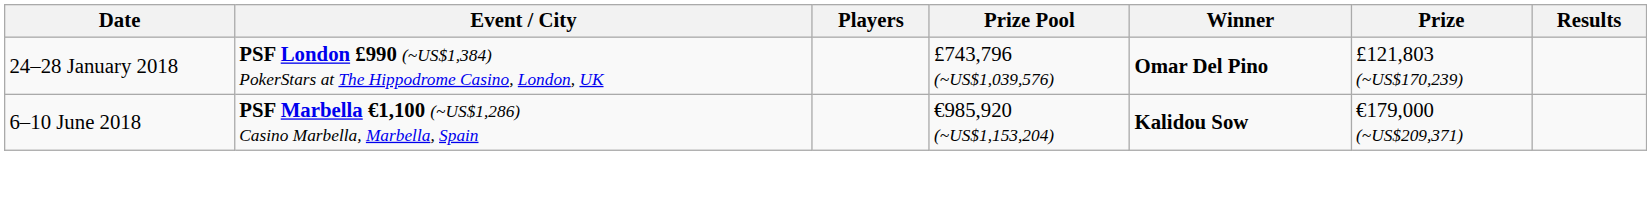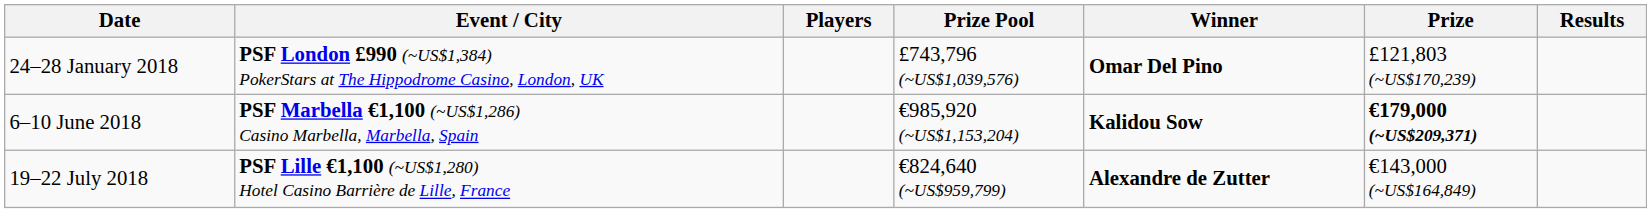(1410, 122) normal -> (1423, 122) bold
+ row: (79, 178)
